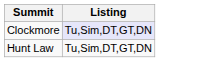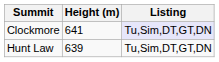+ column: (92, 13)
